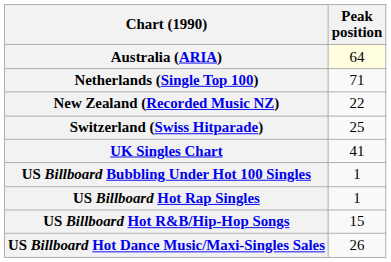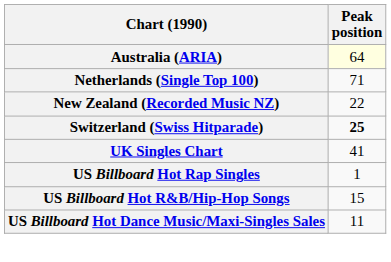(357, 127) normal -> (357, 127) bold
- row: (166, 174)
(357, 245) 26 -> (357, 221) 11
